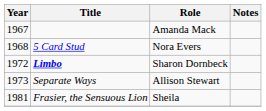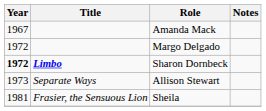- row: (177, 47)
+ row: (186, 47)
(18, 64) normal -> (18, 64) bold
